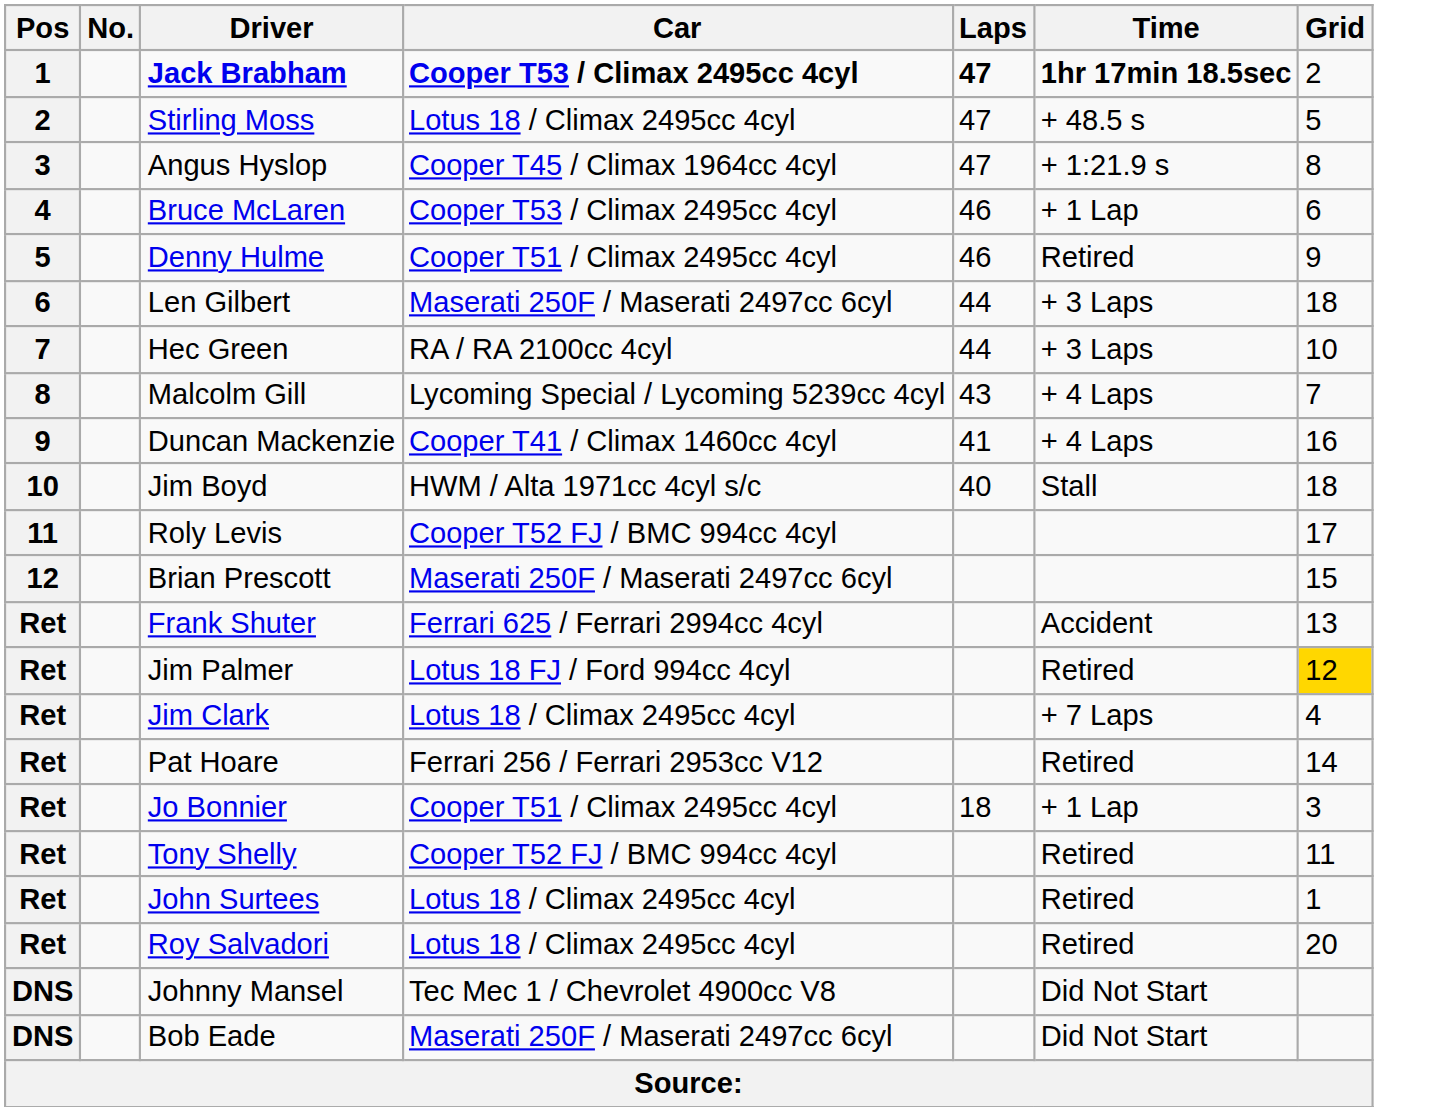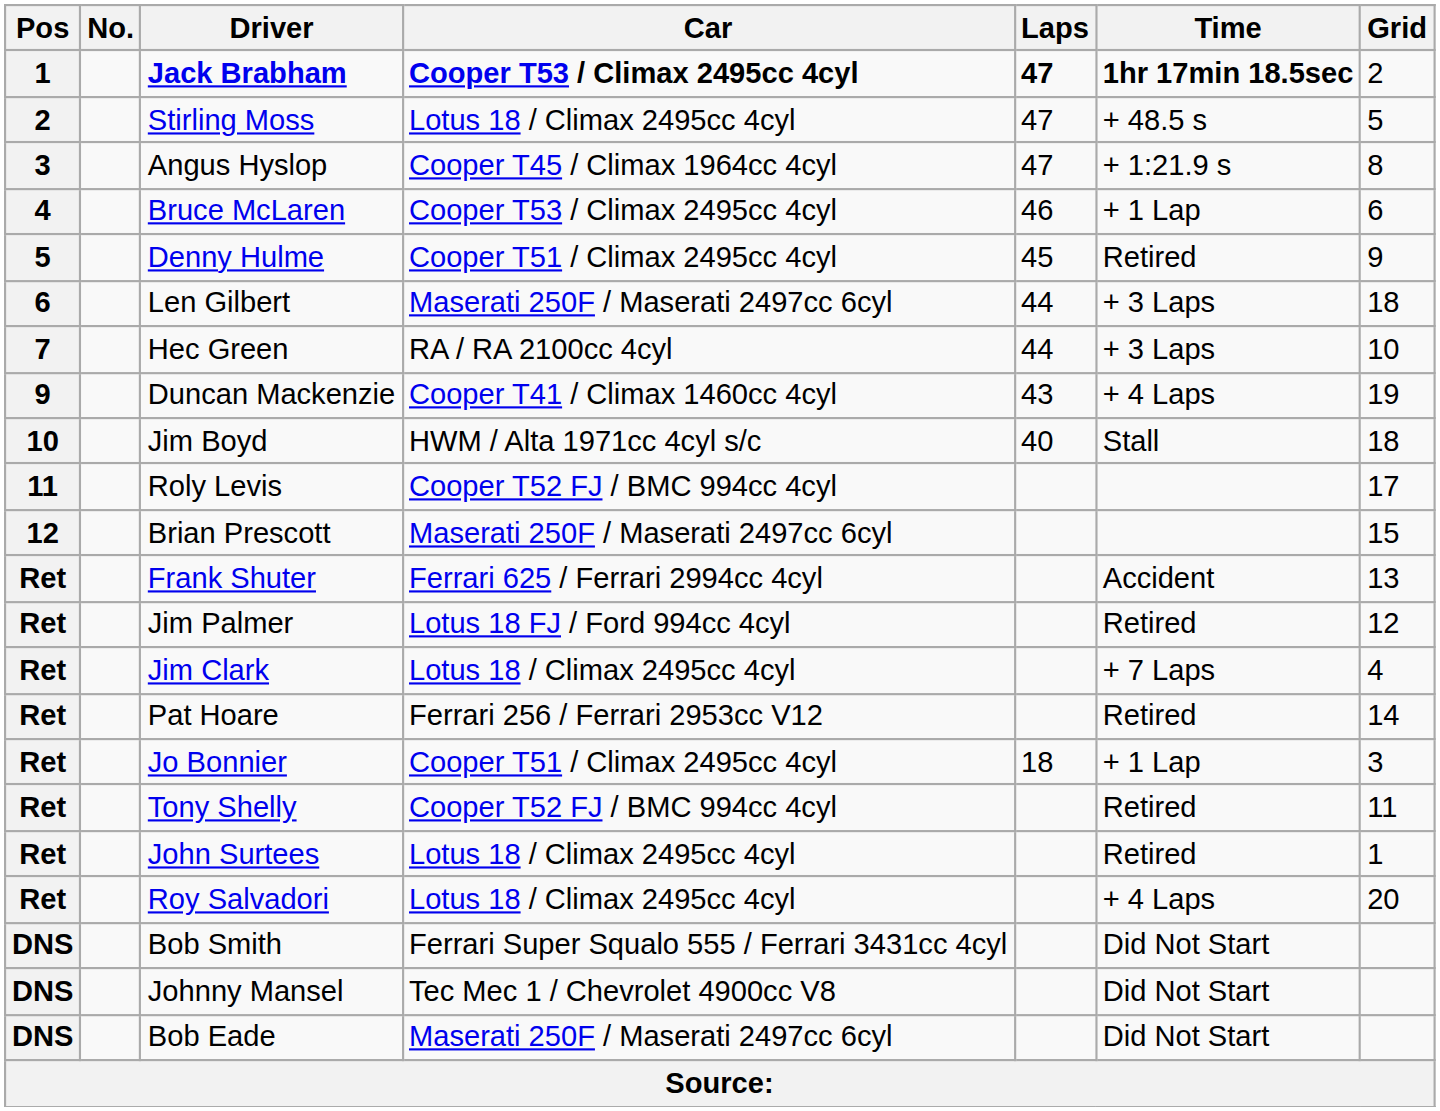(975, 257) 46 -> (1037, 257) 45
- row: (227, 395)
(975, 440) 41 -> (1037, 395) 43
(1321, 440) 16 -> (1383, 395) 19
(1321, 670) gold background -> (1383, 624) no background
(1088, 945) Retired -> (1159, 899) + 4 Laps
+ row: (215, 945)
